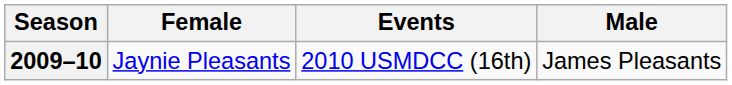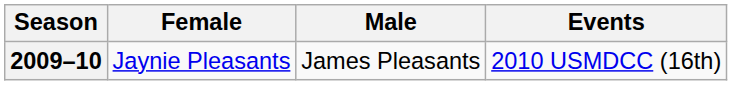columns swapped: (632, 23) <-> (416, 23)
